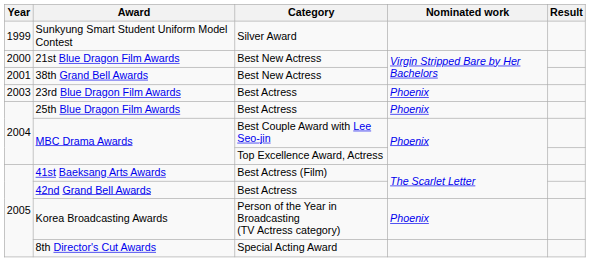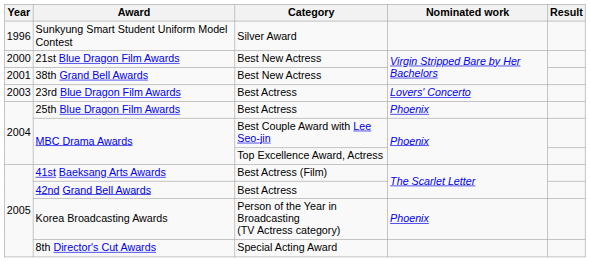(19, 36) 1999 -> (19, 36) 1996
(409, 93) Phoenix -> (430, 93) Lovers' Concerto
